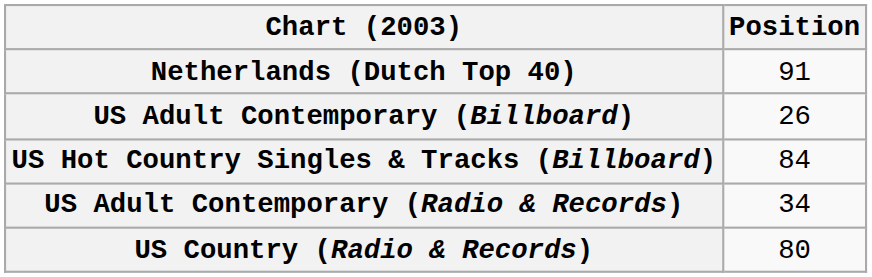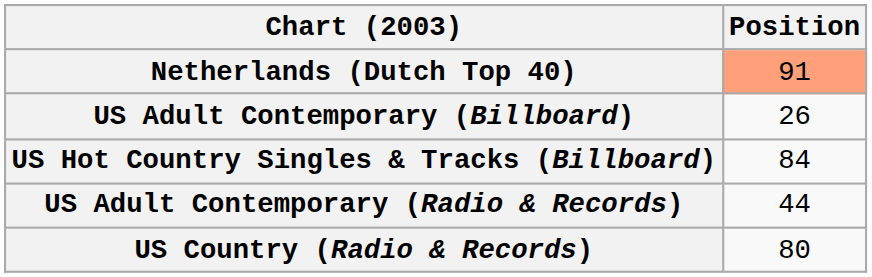(795, 72) no background -> (795, 72) lightsalmon background
(795, 205) 34 -> (795, 205) 44
